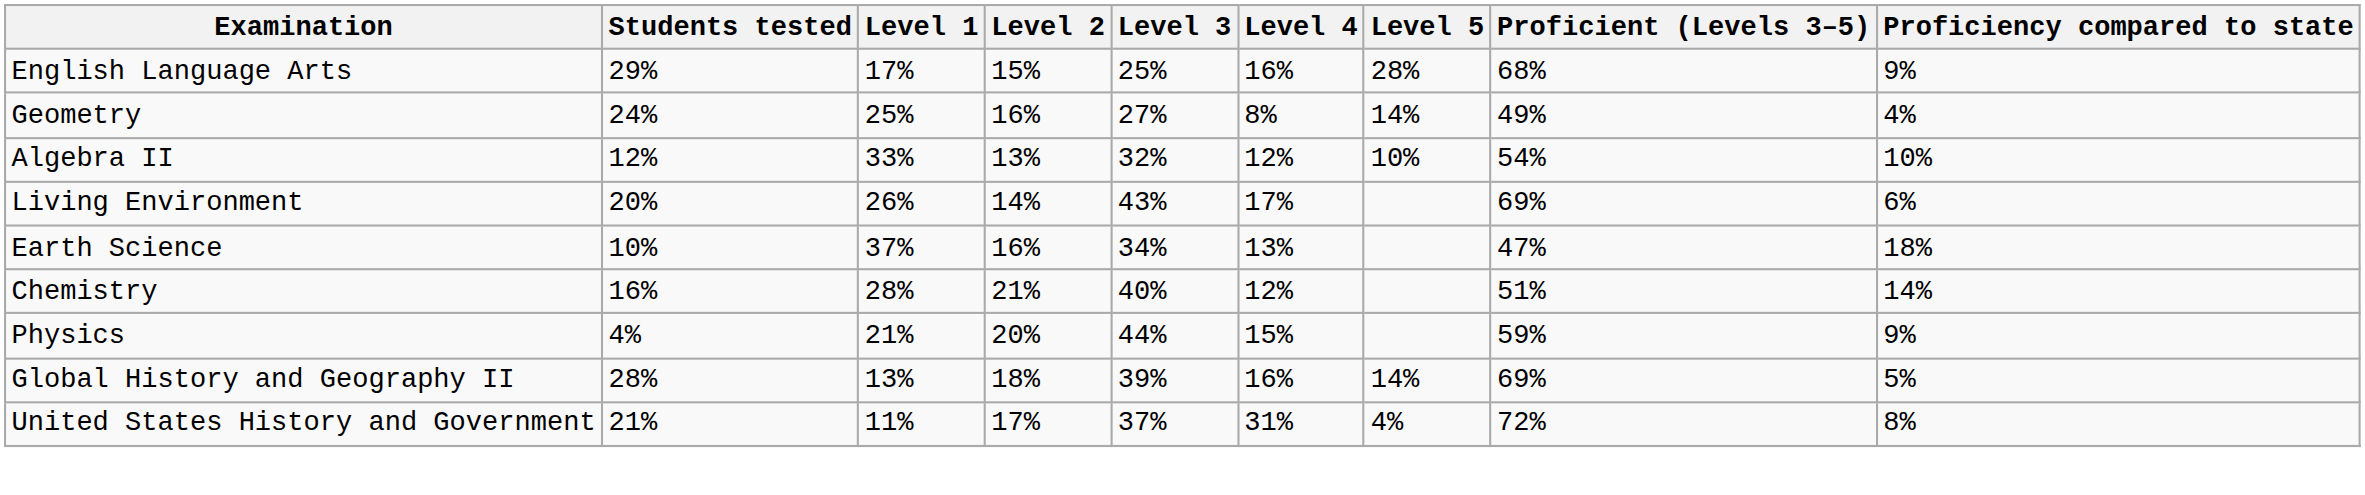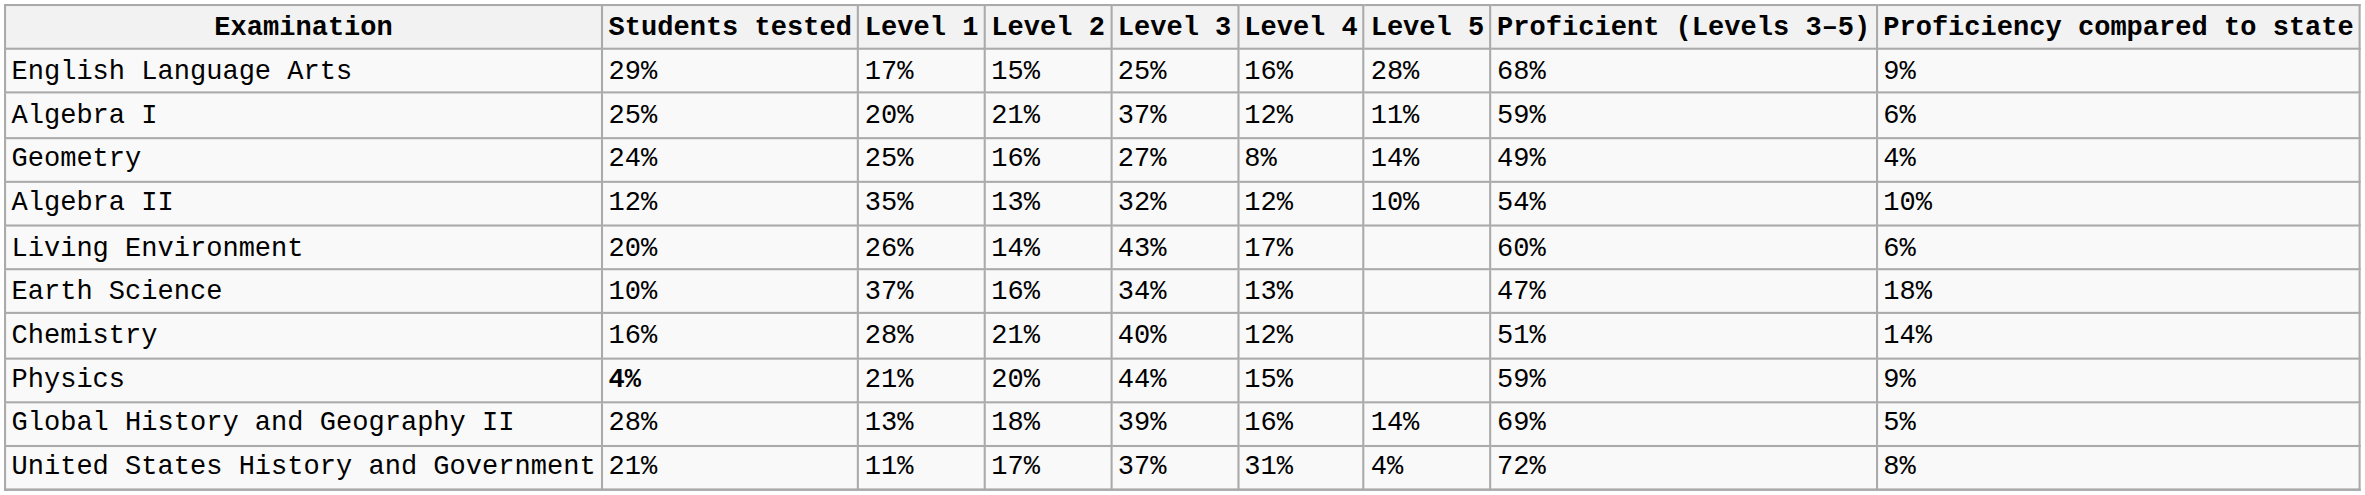+ row: (85, 115)
(889, 159) 33% -> (889, 203) 35%
(1521, 203) 69% -> (1521, 247) 60%
(625, 336) normal -> (625, 380) bold
